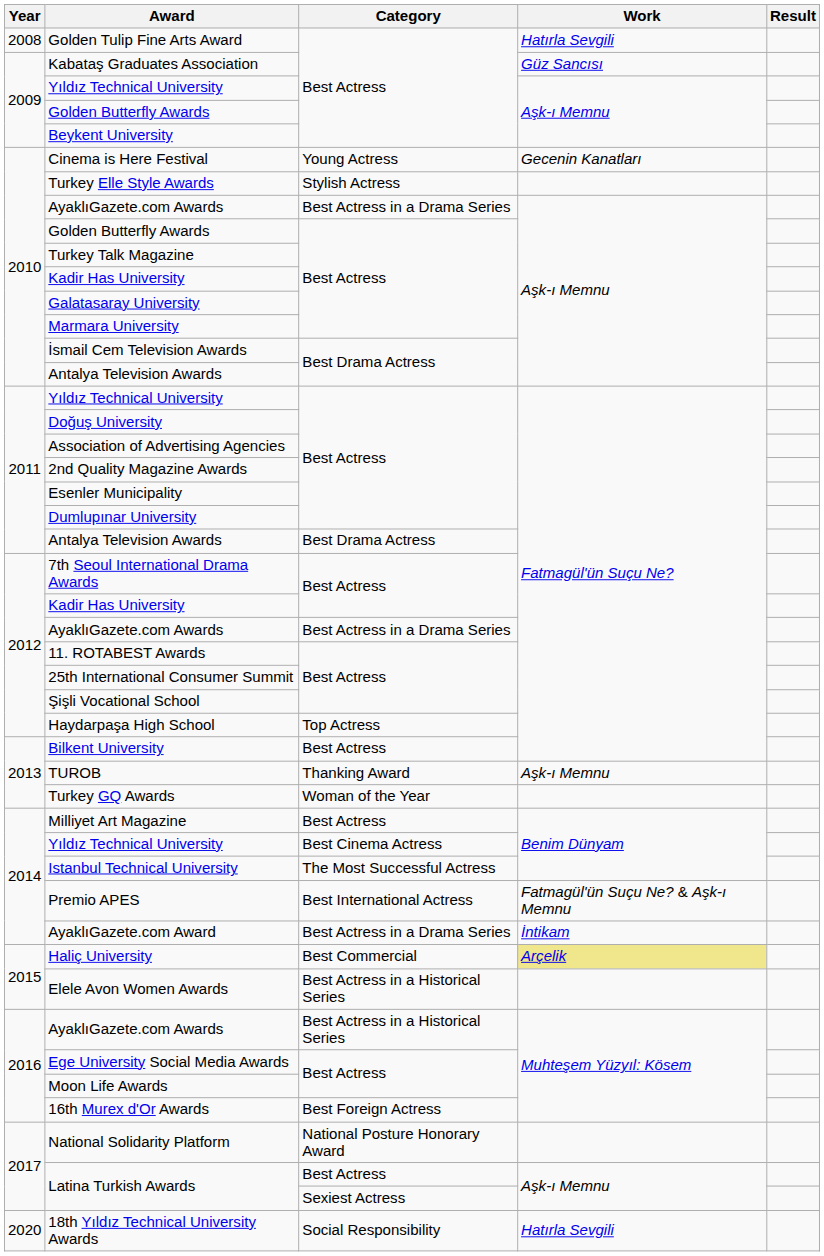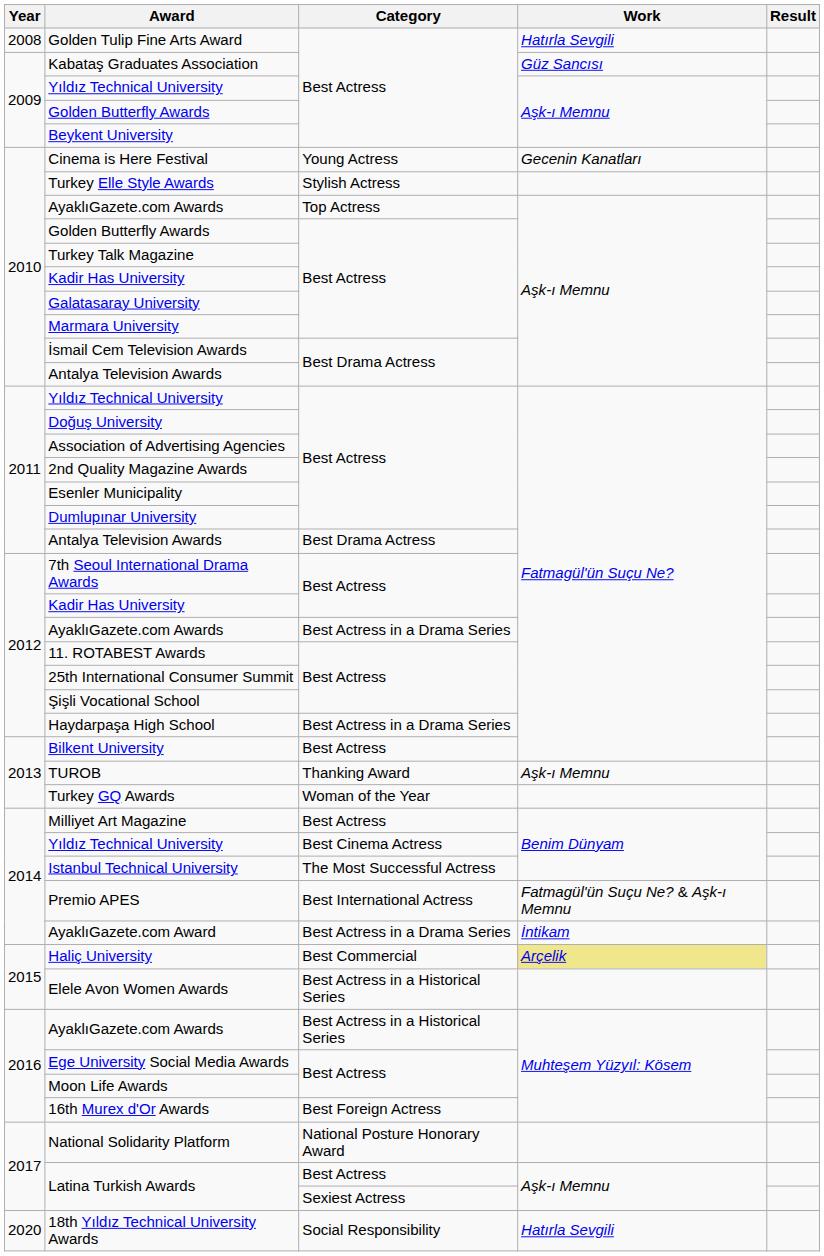(406, 207) Best Actress in a Drama Series -> (341, 207) Top Actress
(341, 725) Top Actress -> (406, 725) Best Actress in a Drama Series
